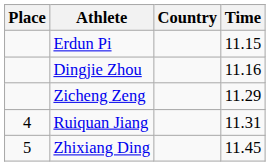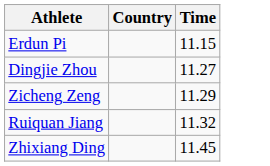- column: (27, 17)
(243, 69) 11.16 -> (198, 69) 11.27
(243, 122) 11.31 -> (198, 122) 11.32
